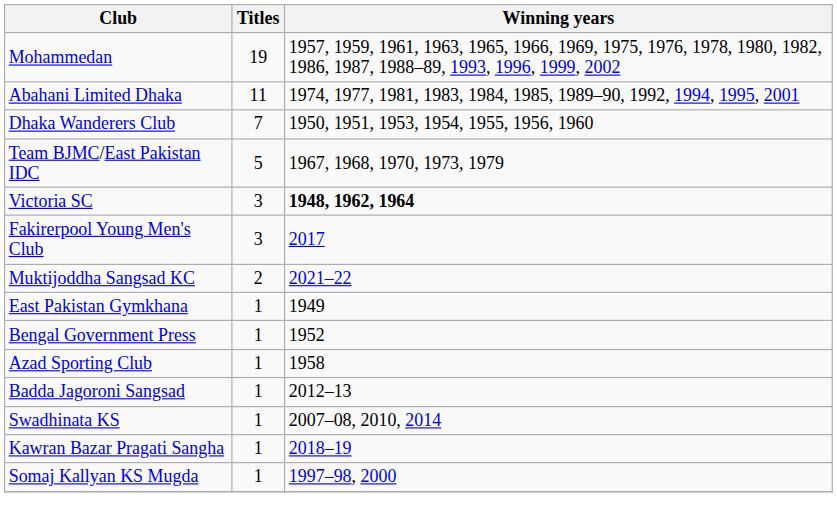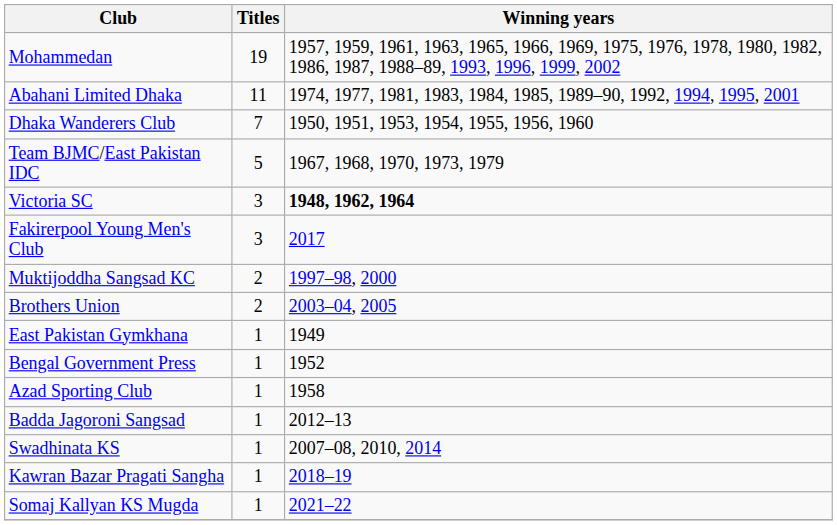(320, 278) 2021–22 -> (343, 278) 1997–98, 2000
+ row: (64, 306)
(343, 477) 1997–98, 2000 -> (320, 505) 2021–22
